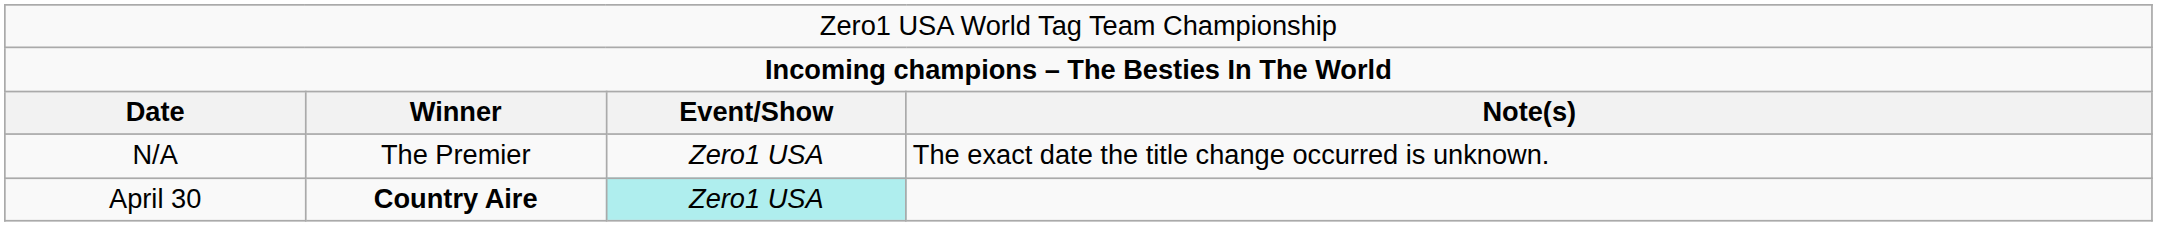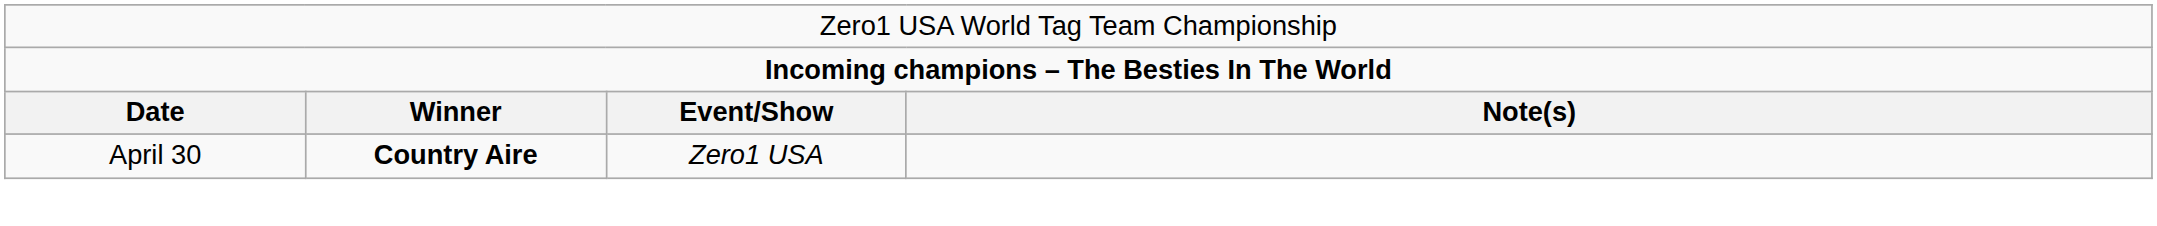- row: (155, 155)
(756, 198) paleturquoise background -> (756, 155) no background
